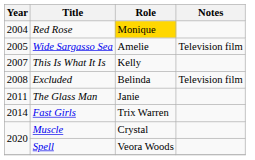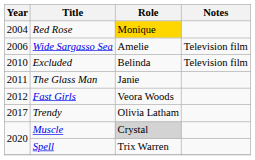(17, 46) 2005 -> (17, 46) 2006
- row: (69, 63)
(17, 79) 2008 -> (17, 63) 2010
(17, 113) 2014 -> (17, 96) 2012
(143, 113) Trix Warren -> (146, 96) Veora Woods
+ row: (47, 113)
(133, 130) no background -> (133, 130) lightgrey background
(146, 146) Veora Woods -> (143, 146) Trix Warren
